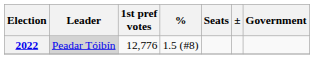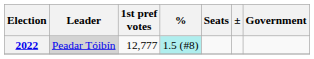(142, 44) 12,776 -> (142, 44) 12,777
(181, 44) no background -> (181, 44) paleturquoise background
